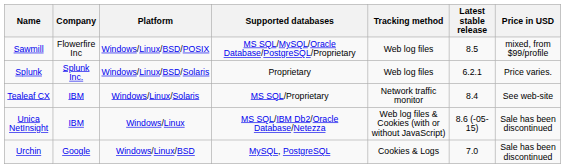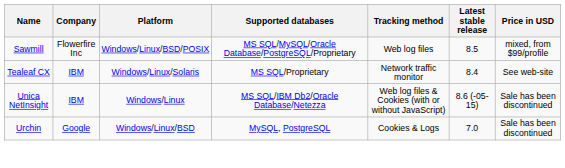- row: (29, 72)
